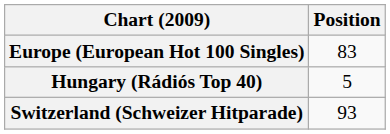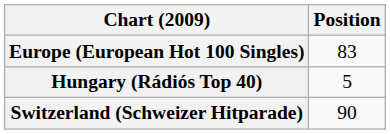(347, 112) 93 -> (347, 112) 90
